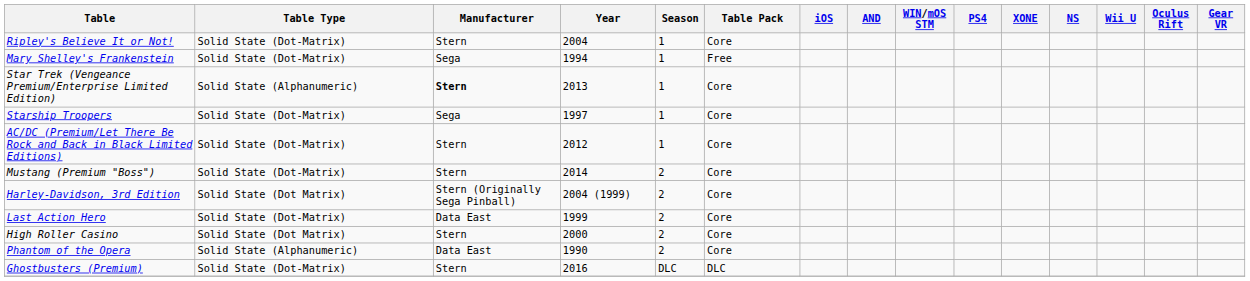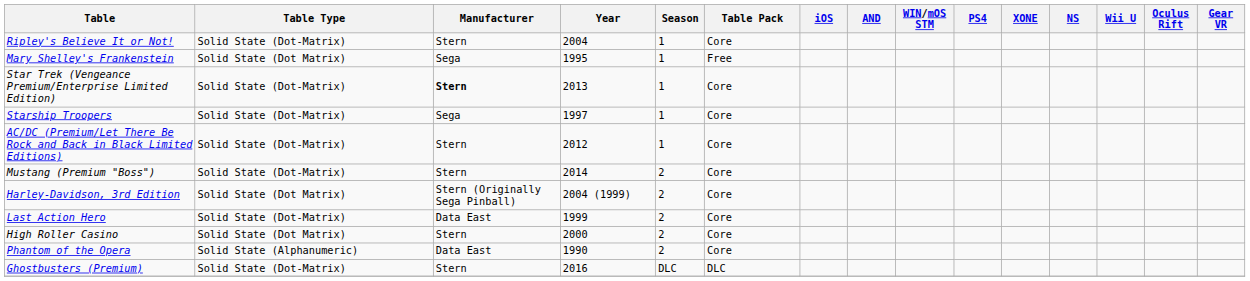(272, 58) Solid State (Dot-Matrix) -> (272, 58) Solid State (Dot Matrix)
(575, 58) 1994 -> (575, 58) 1995
(278, 87) Solid State (Alphanumeric) -> (272, 87) Solid State (Dot-Matrix)
